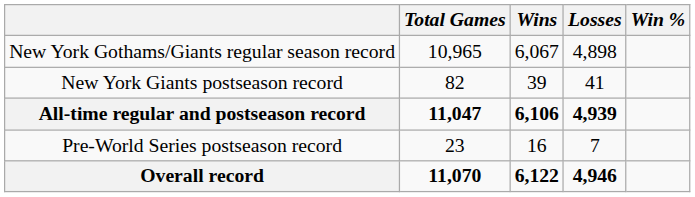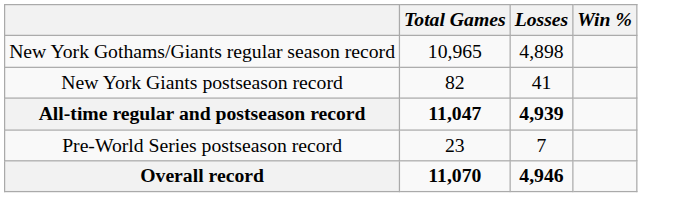- column: (537, 20)
